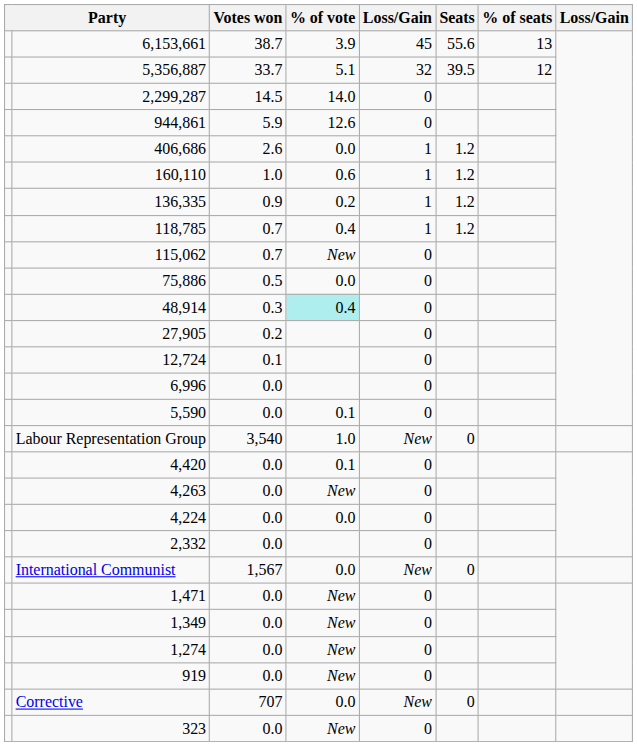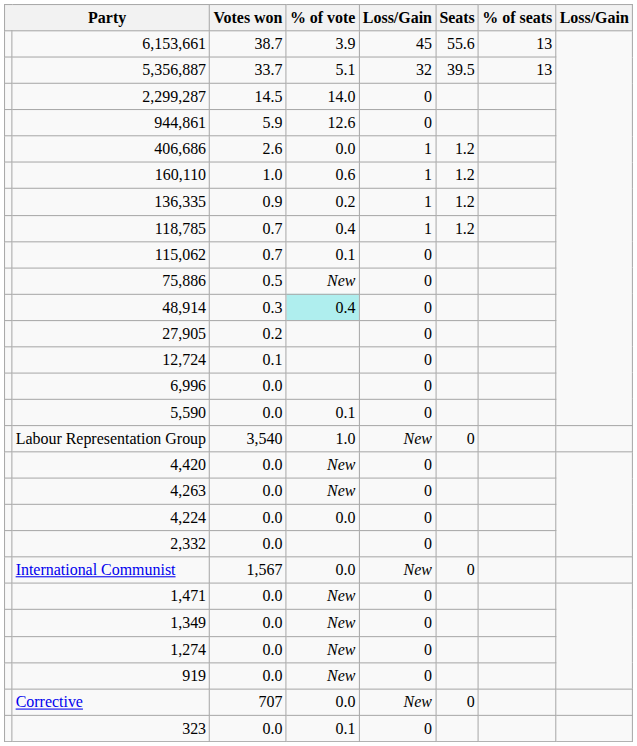(544, 70) 12 -> (544, 70) 13
(341, 254) New -> (345, 254) 0.1
(345, 281) 0.0 -> (341, 281) New
(345, 465) 0.1 -> (341, 465) New
(341, 728) New -> (345, 728) 0.1
